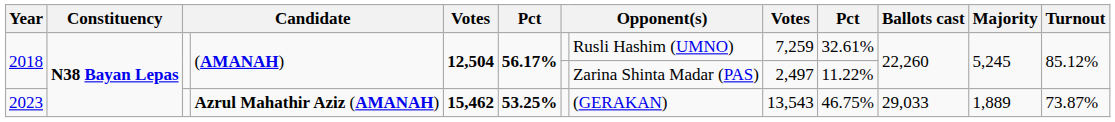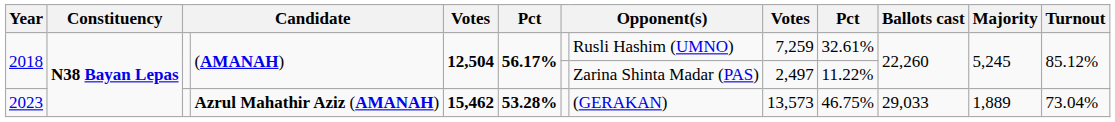(530, 102) 53.25% -> (530, 102) 53.28%
(790, 102) 13,543 -> (790, 102) 13,573
(1072, 102) 73.87% -> (1072, 102) 73.04%
